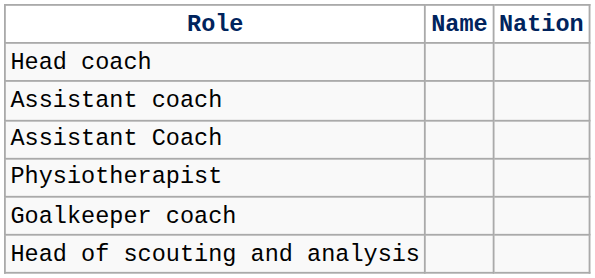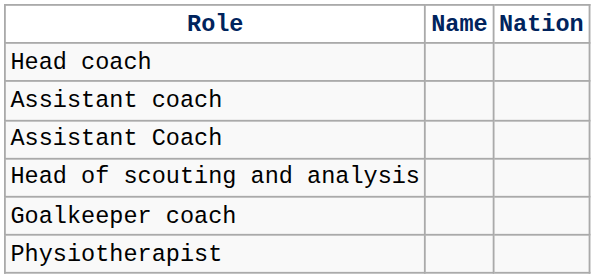rows swapped: (215, 254) <-> (116, 177)
